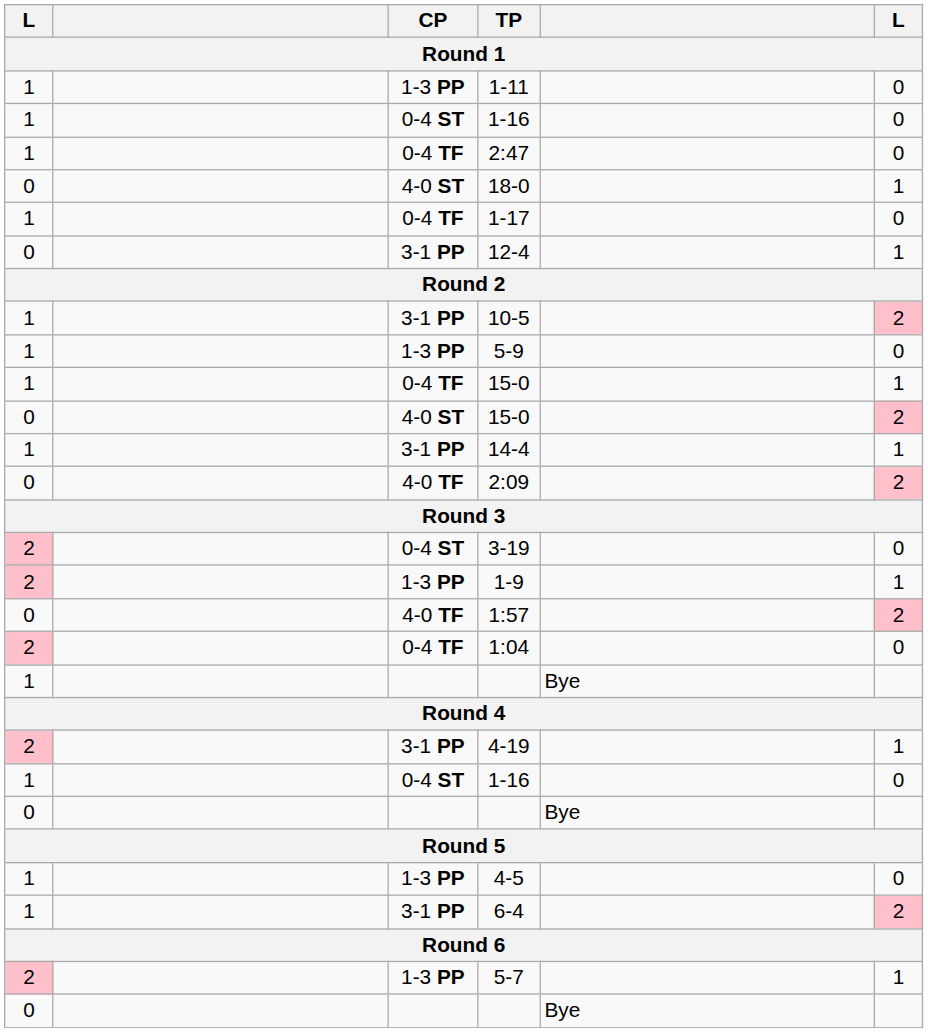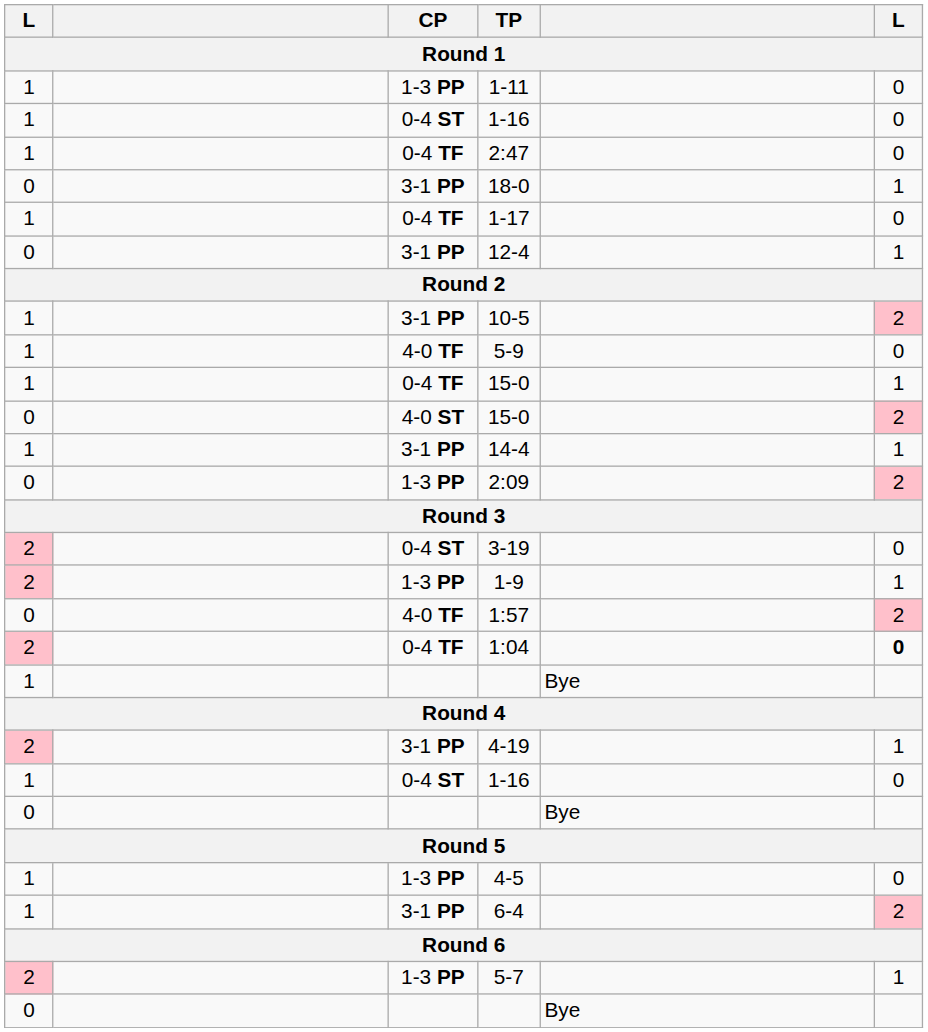(433, 185) 4-0 ST -> (433, 185) 3-1 PP
(433, 350) 1-3 PP -> (433, 350) 4-0 TF
(433, 482) 4-0 TF -> (433, 482) 1-3 PP
(898, 647) normal -> (898, 647) bold
